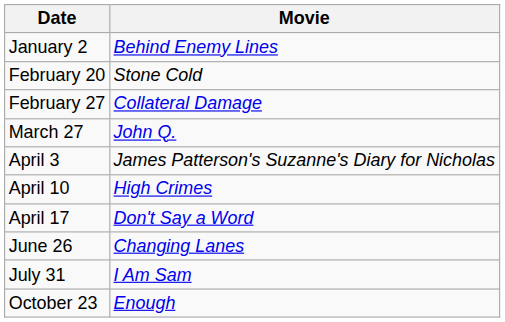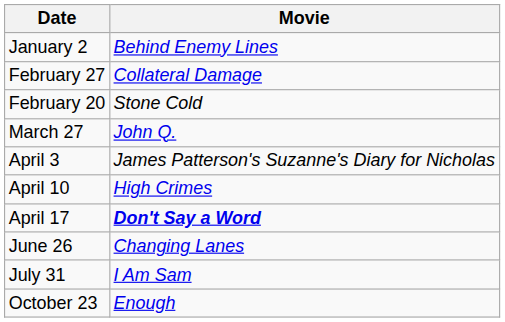rows swapped: (57, 75) <-> (57, 103)
(184, 217) normal -> (187, 217) bold
